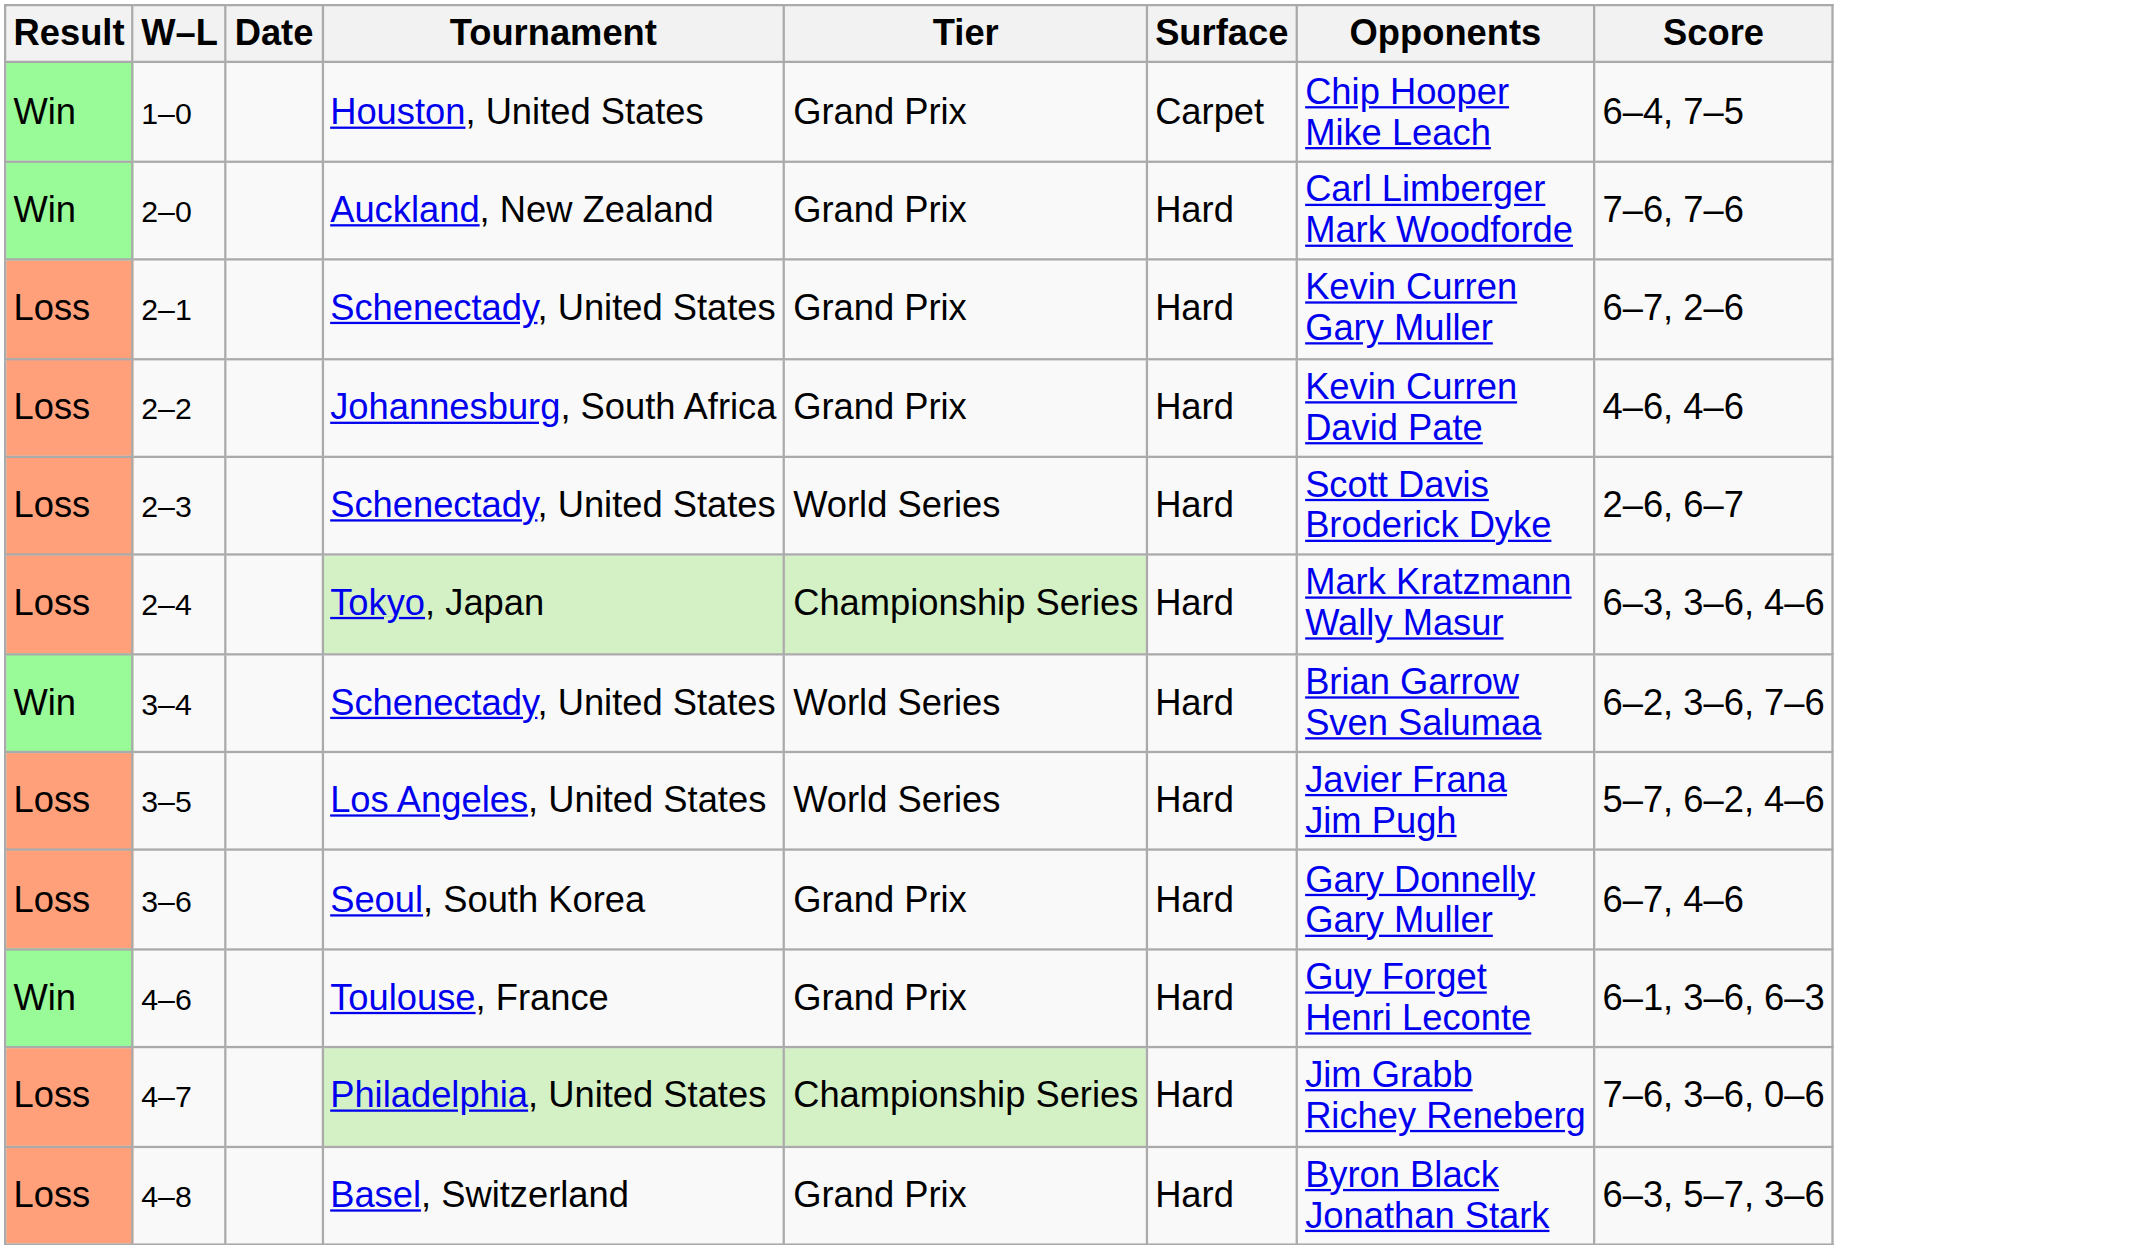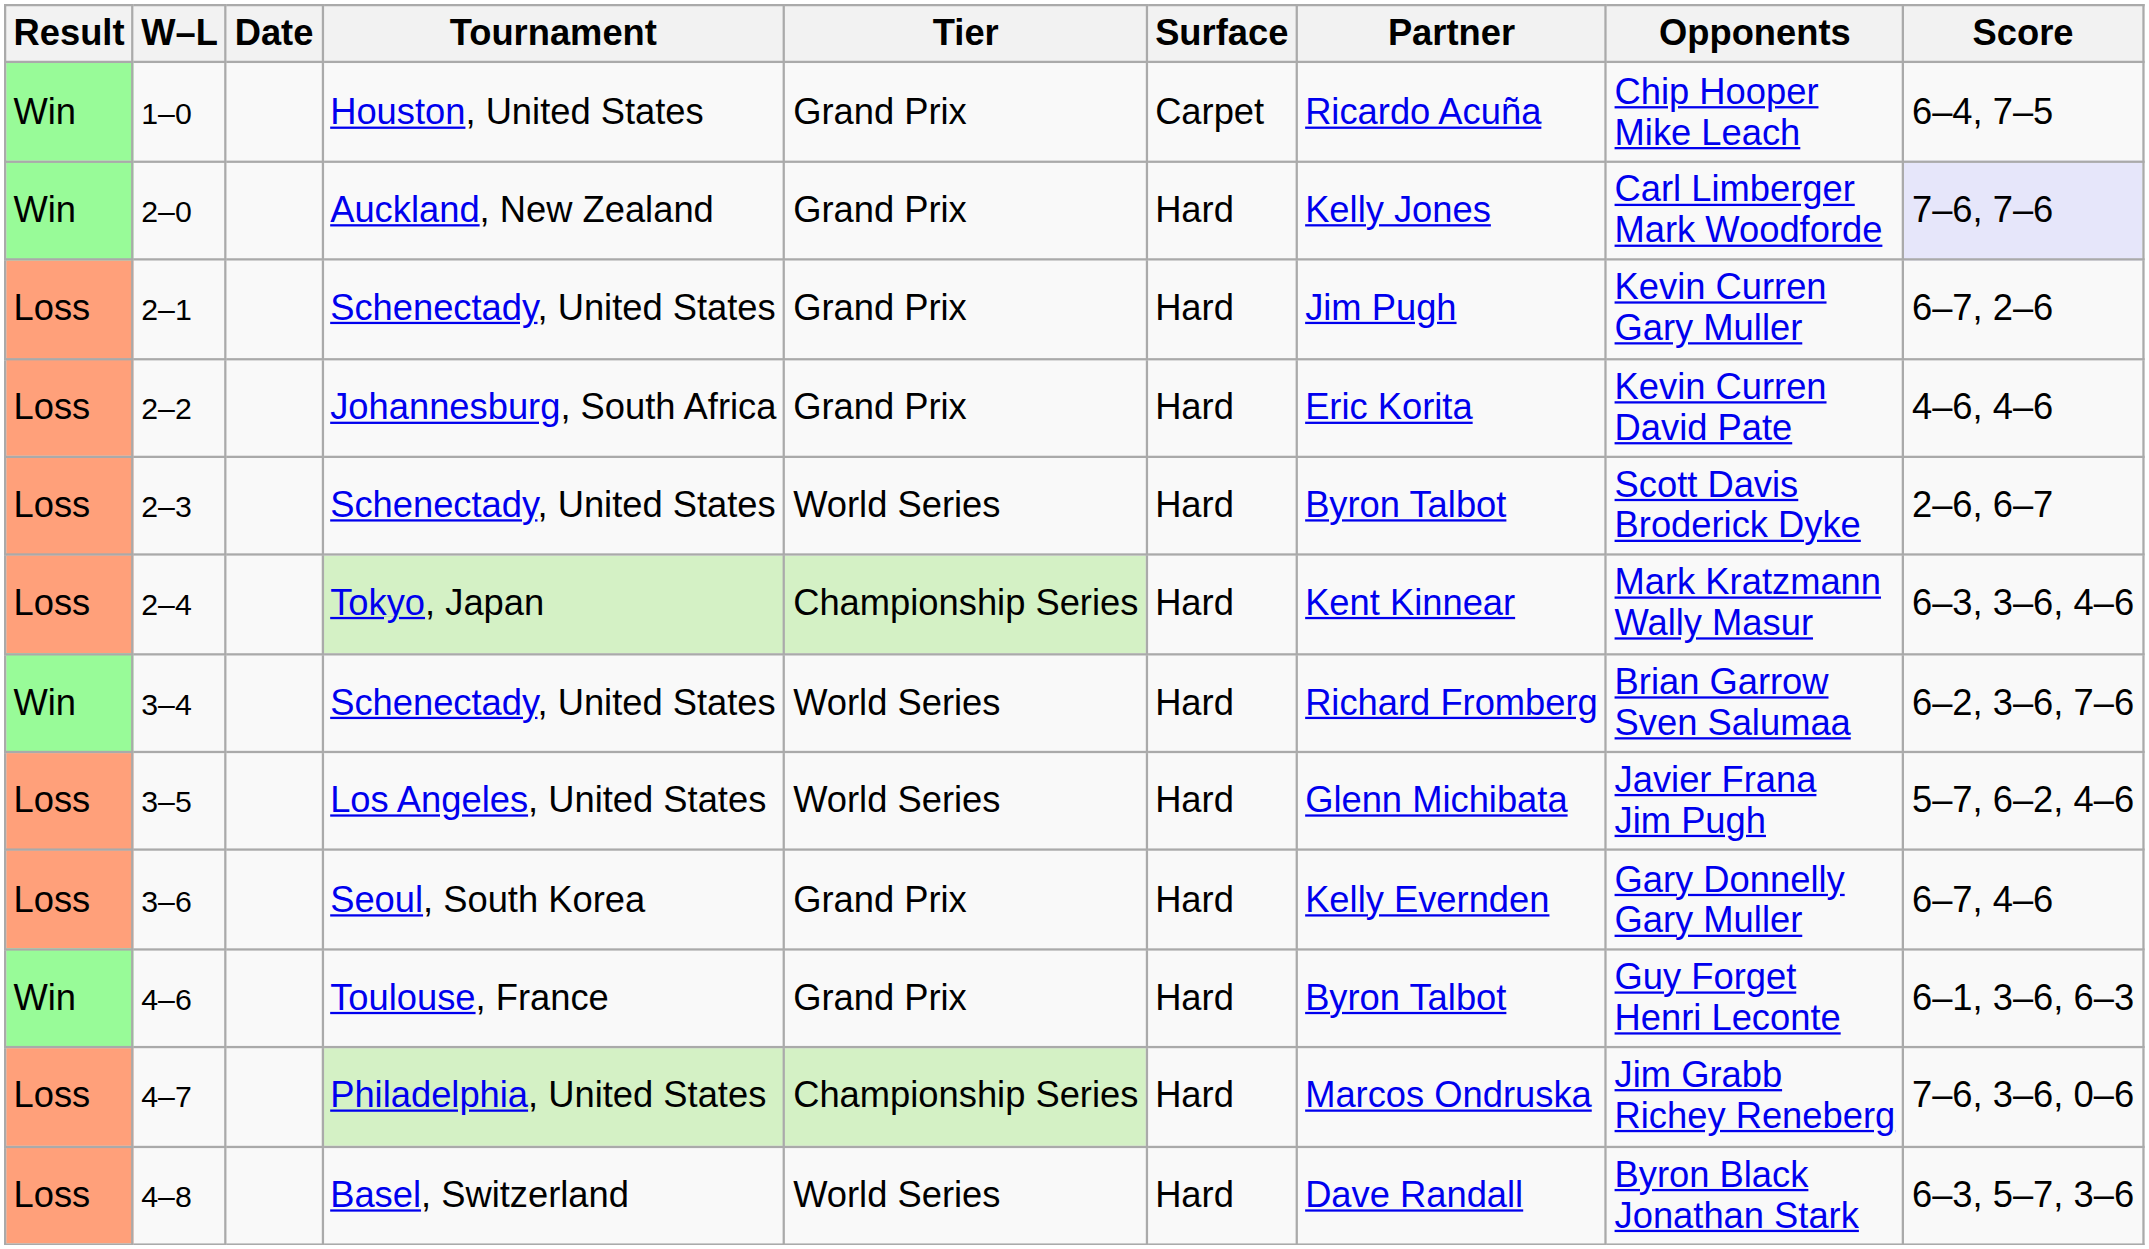+ column: (1451, 33)
(1673, 209) no background -> (1983, 209) lavender background
(880, 1194) Grand Prix -> (897, 1194) World Series
